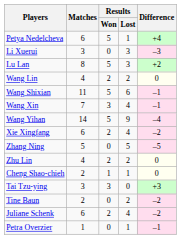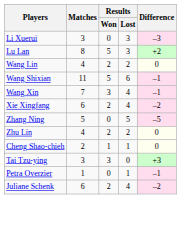- row: (35, 38)
- row: (26, 119)
- row: (23, 200)
rows swapped: (29, 227) <-> (30, 214)
